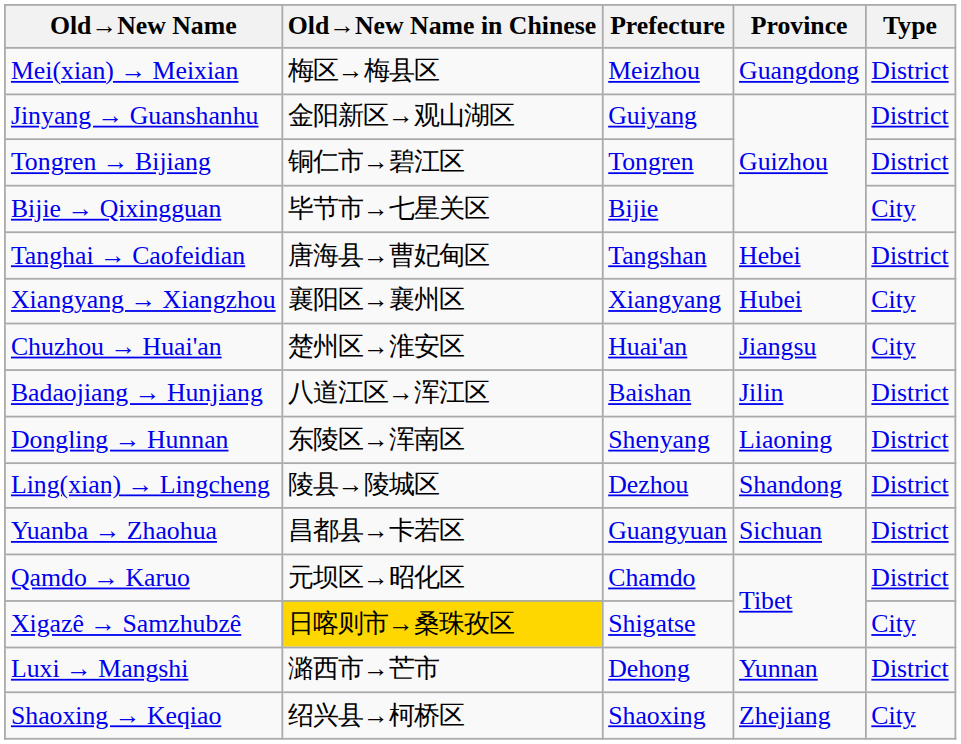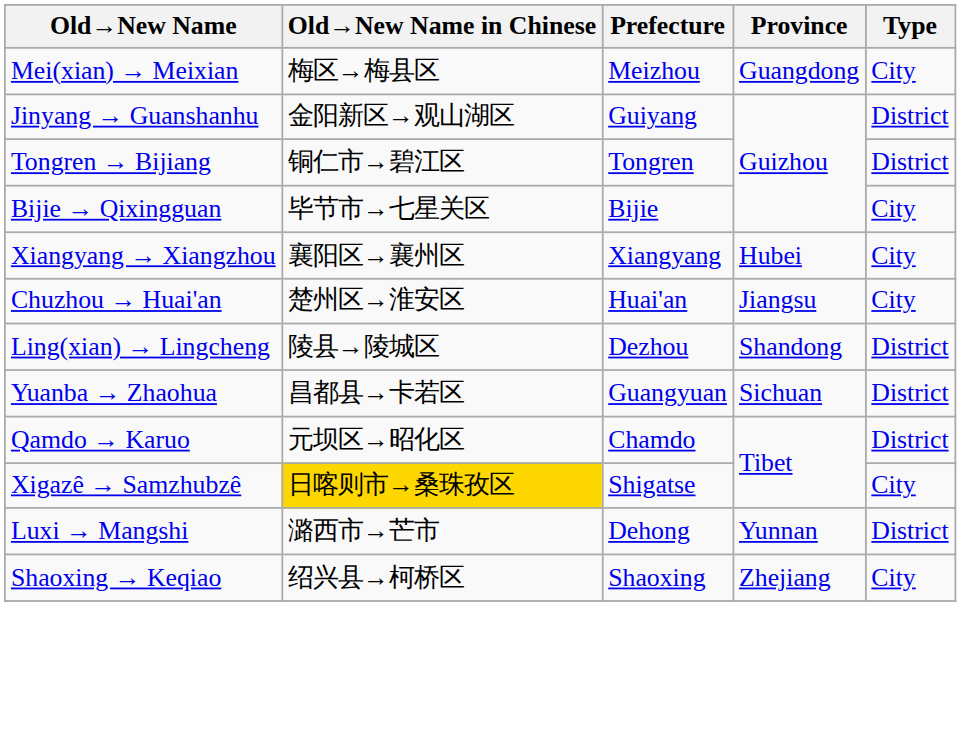(910, 70) District -> (894, 70) City
- row: (128, 254)
- row: (137, 393)
- row: (120, 439)
